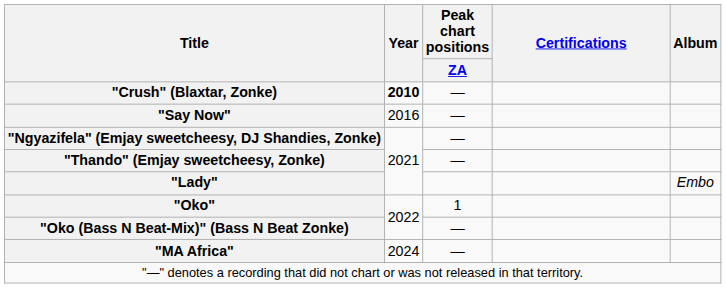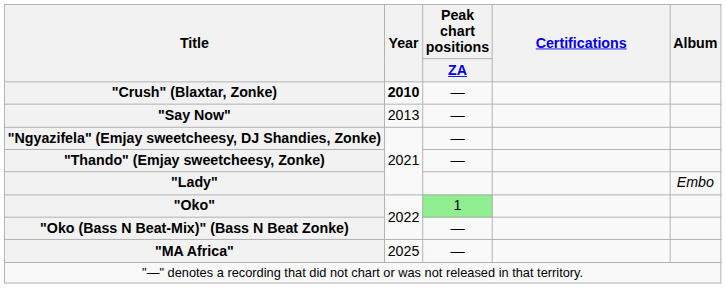(403, 115) 2016 -> (403, 115) 2013
(458, 205) no background -> (458, 205) lightgreen background
(403, 251) 2024 -> (403, 251) 2025
